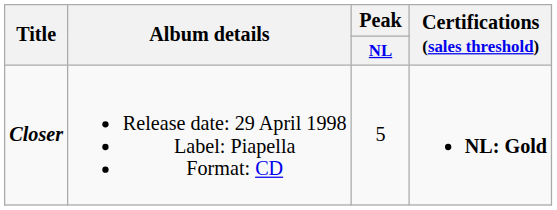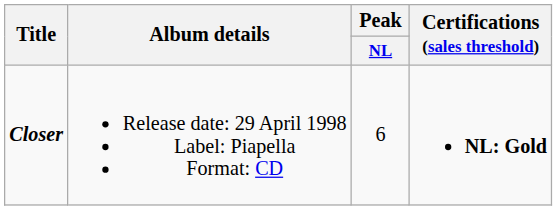(381, 134) 5 -> (381, 134) 6
